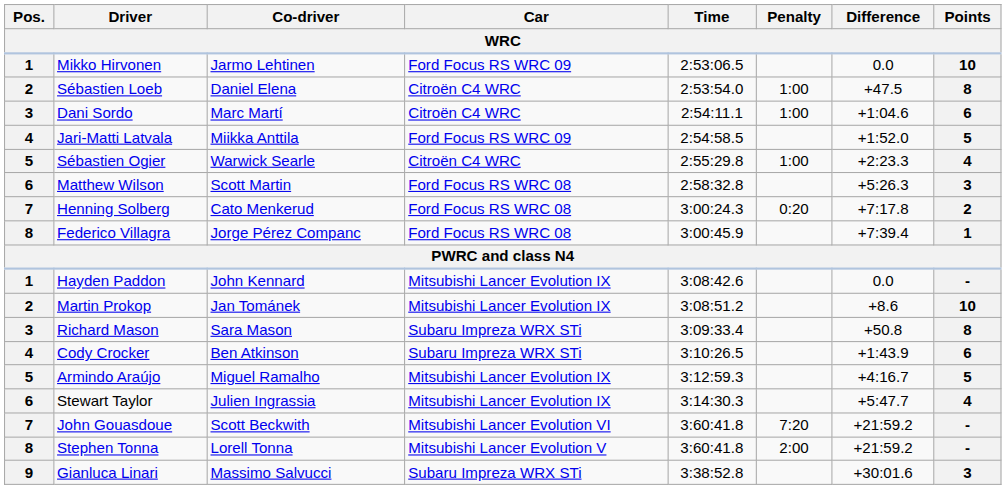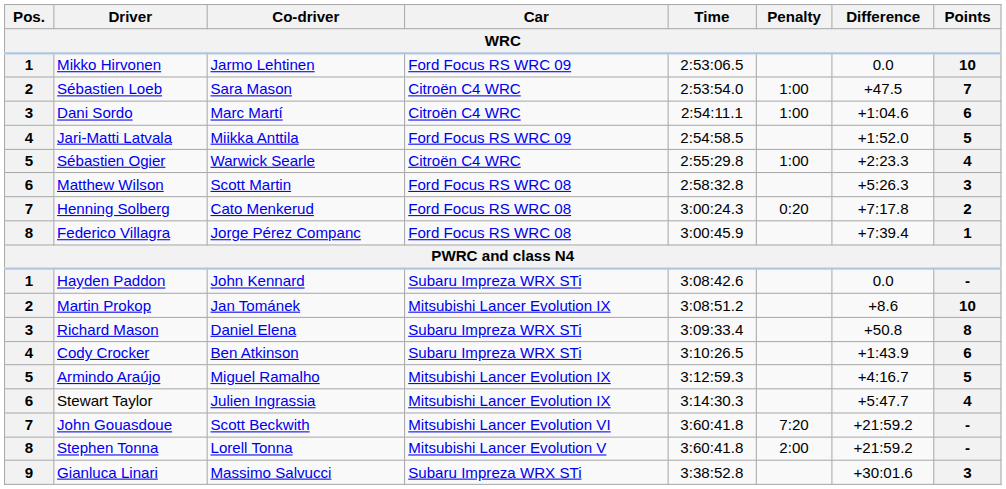(253, 90) Daniel Elena -> (251, 90) Sara Mason
(967, 90) 8 -> (967, 90) 7
(509, 282) Mitsubishi Lancer Evolution IX -> (495, 282) Subaru Impreza WRX STi
(251, 329) Sara Mason -> (253, 329) Daniel Elena
